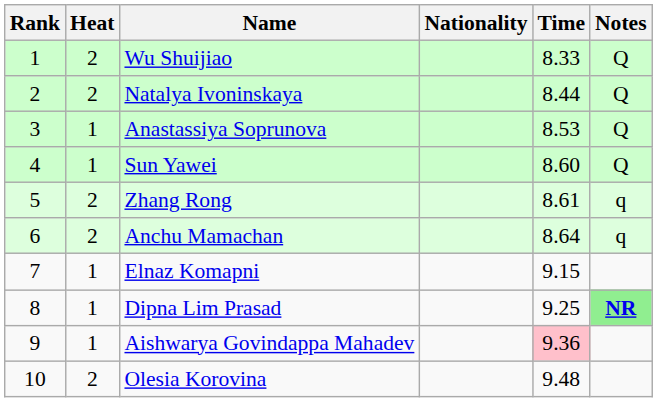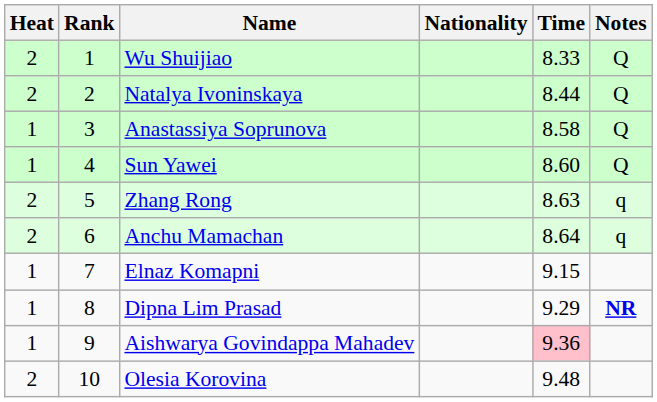columns swapped: (35, 22) <-> (92, 22)
(561, 129) 8.53 -> (561, 129) 8.58
(561, 200) 8.61 -> (561, 200) 8.63
(561, 307) 9.25 -> (561, 307) 9.29
(621, 307) lightgreen background -> (621, 307) no background
